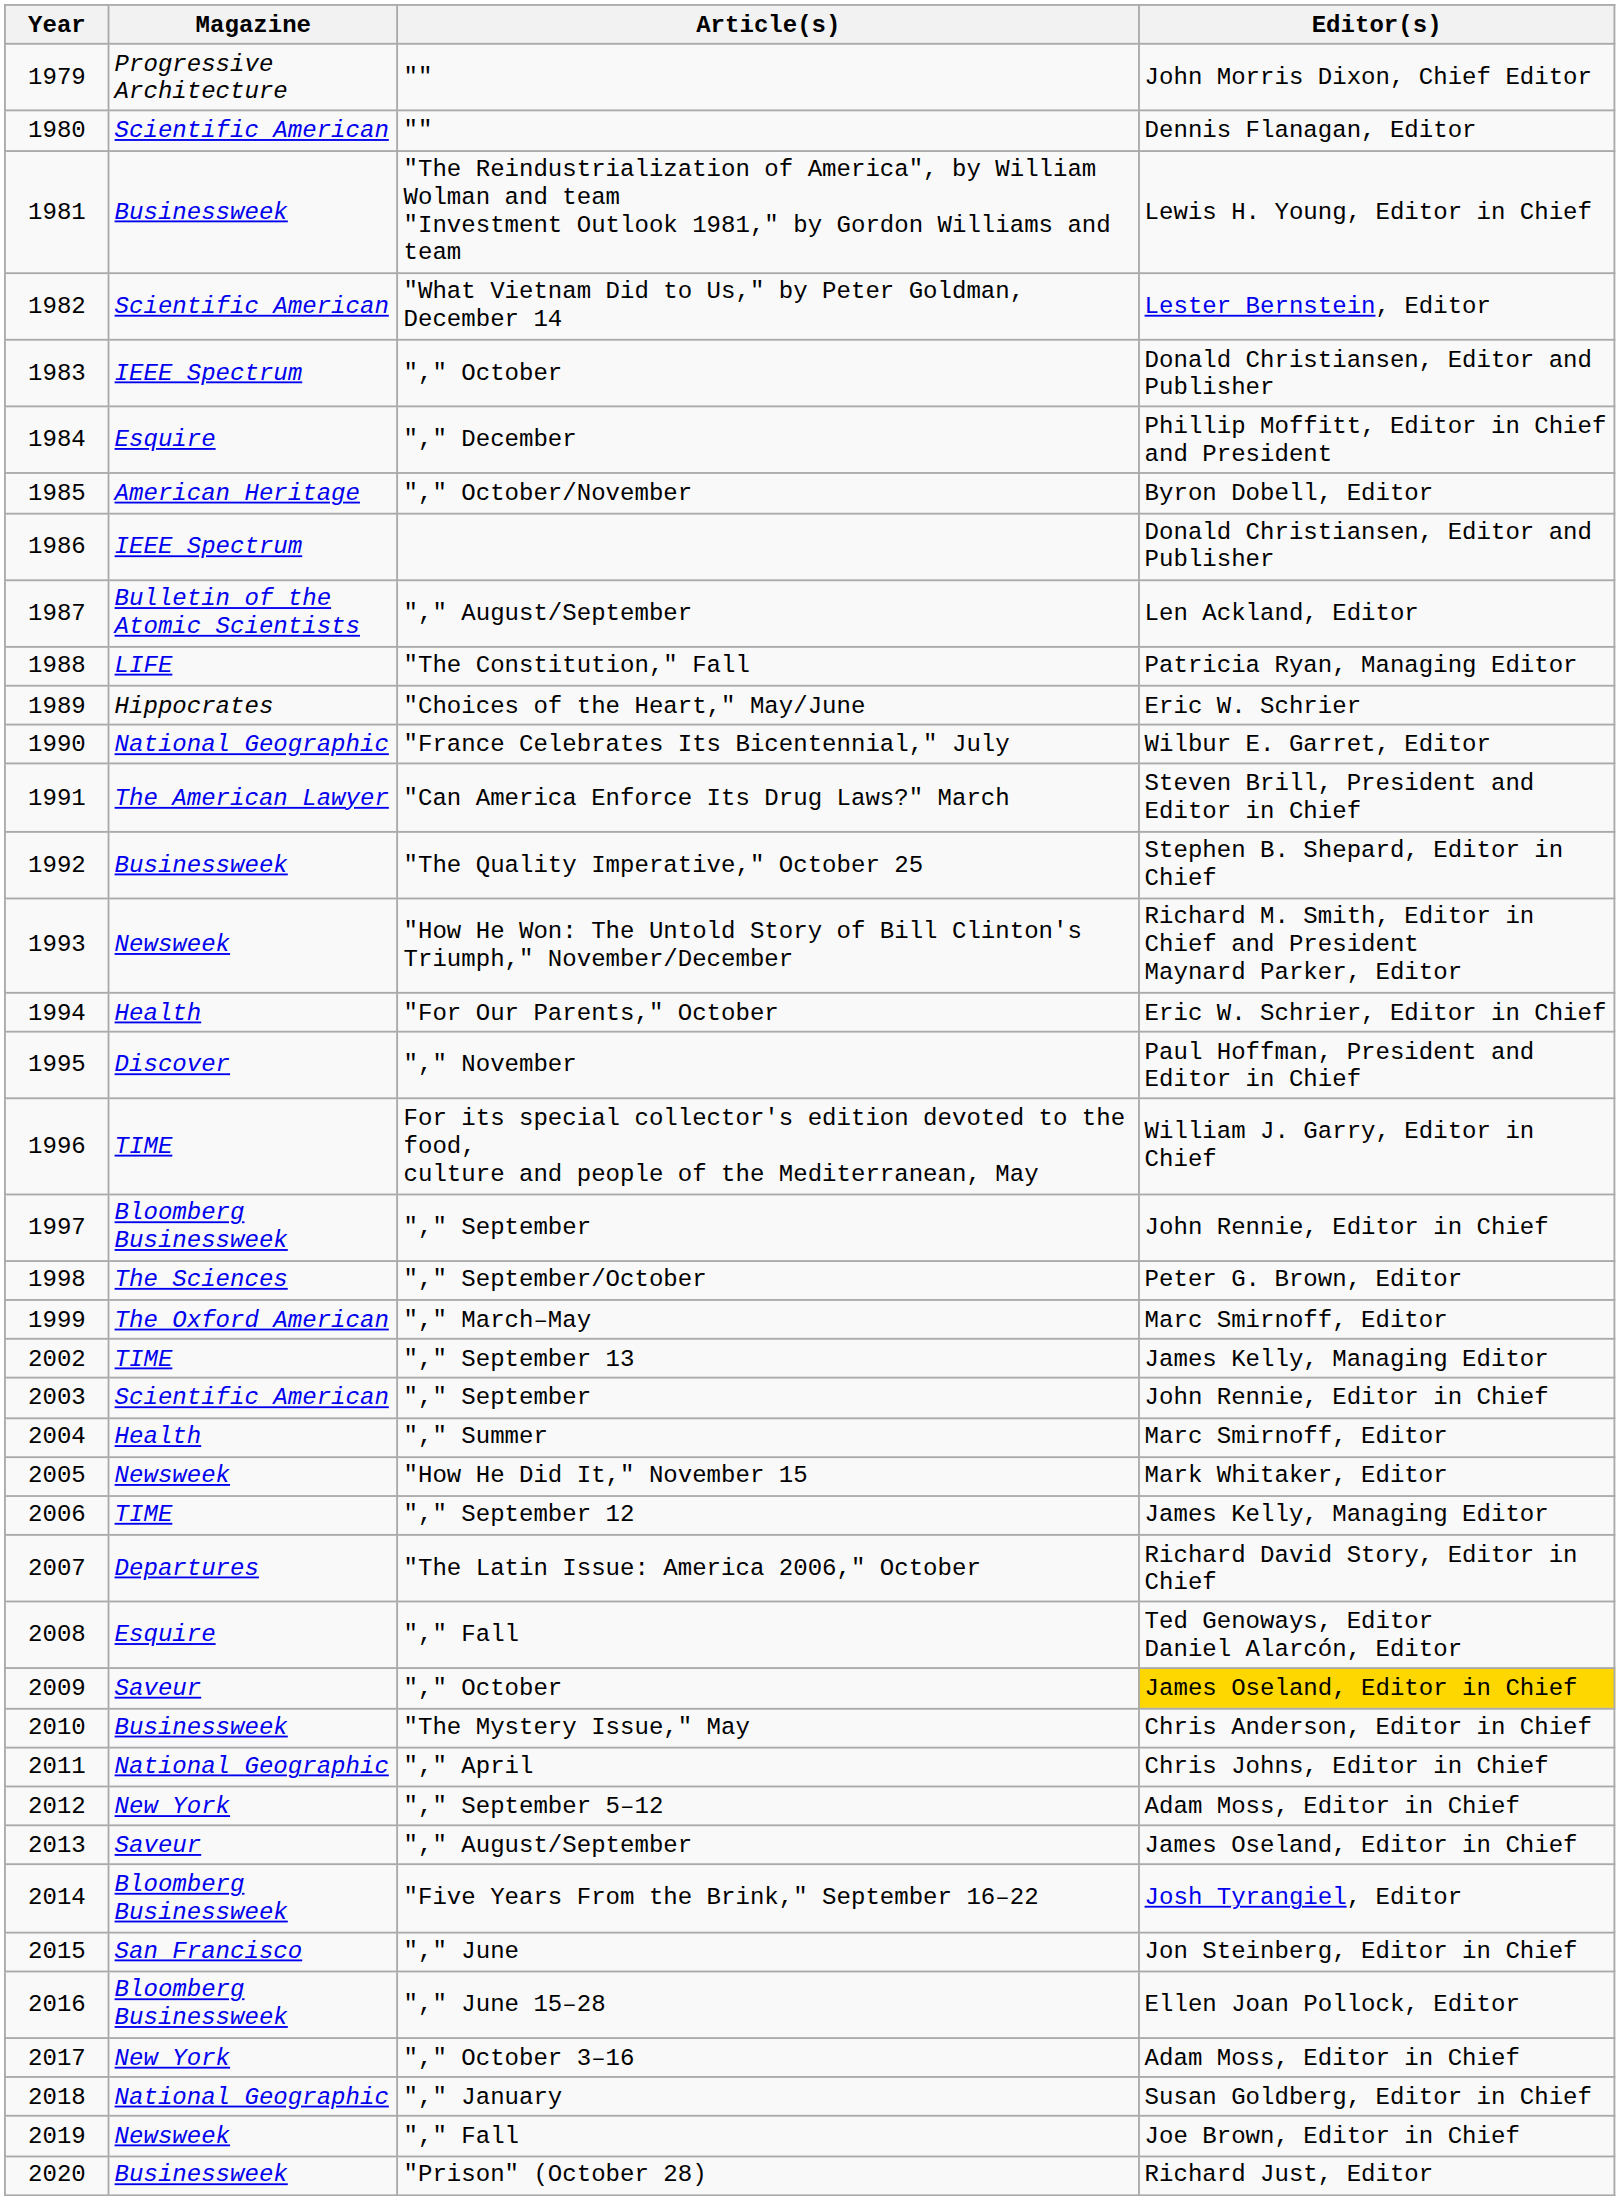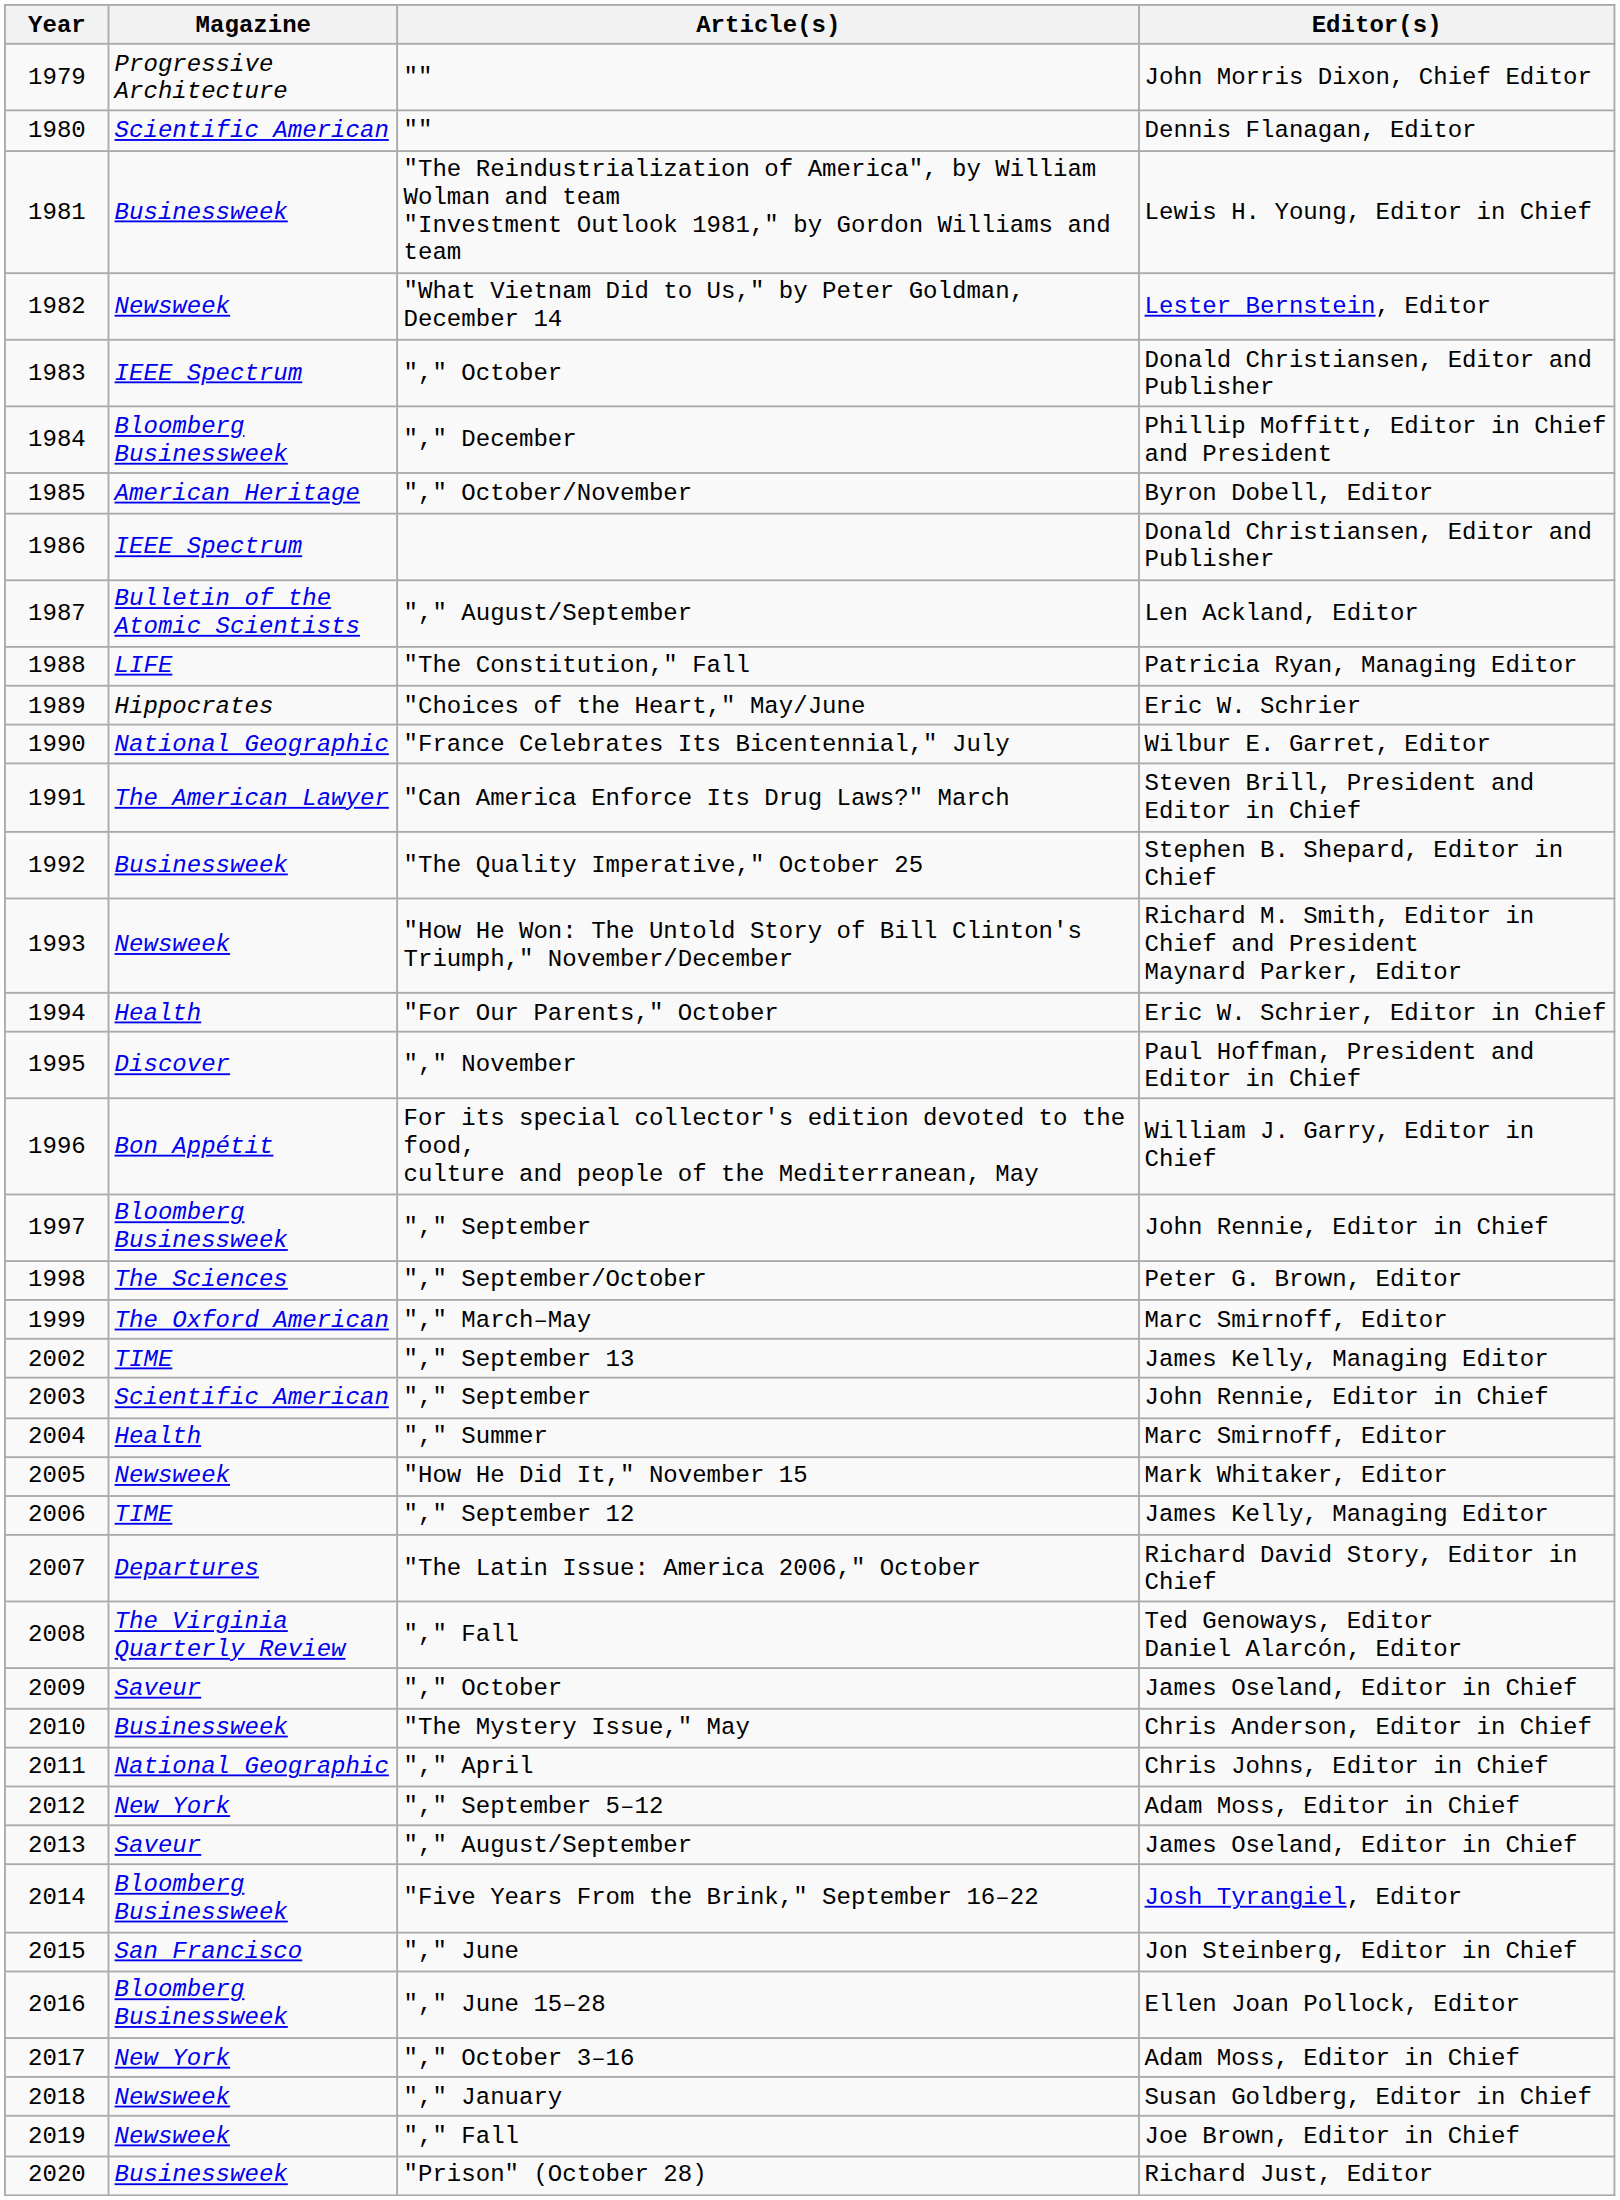(252, 306) Scientific American -> (172, 306) Newsweek
(165, 440) Esquire -> (201, 440) Bloomberg Businessweek
(143, 1146) TIME -> (194, 1146) Bon Appétit
(165, 1635) Esquire -> (230, 1635) The Virginia Quarterly Review
(1361, 1688) gold background -> (1361, 1688) no background
(252, 2097) National Geographic -> (172, 2097) Newsweek
